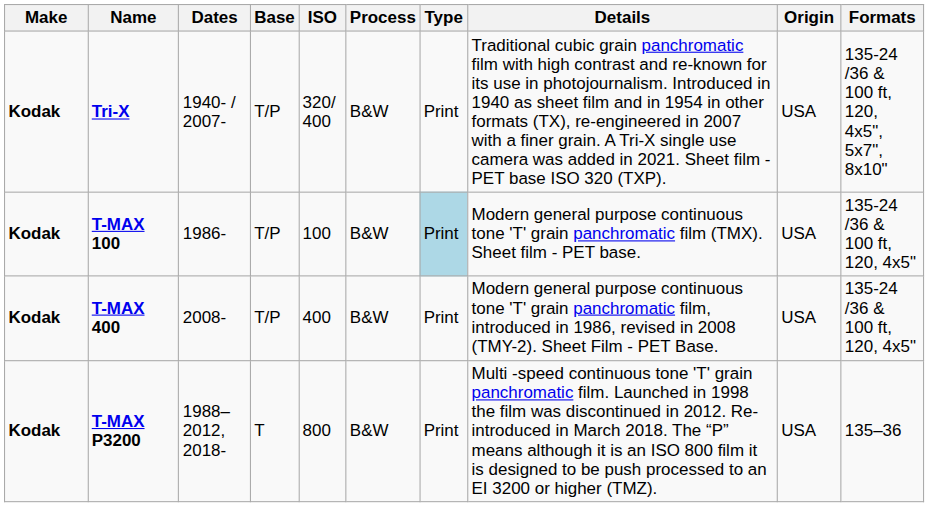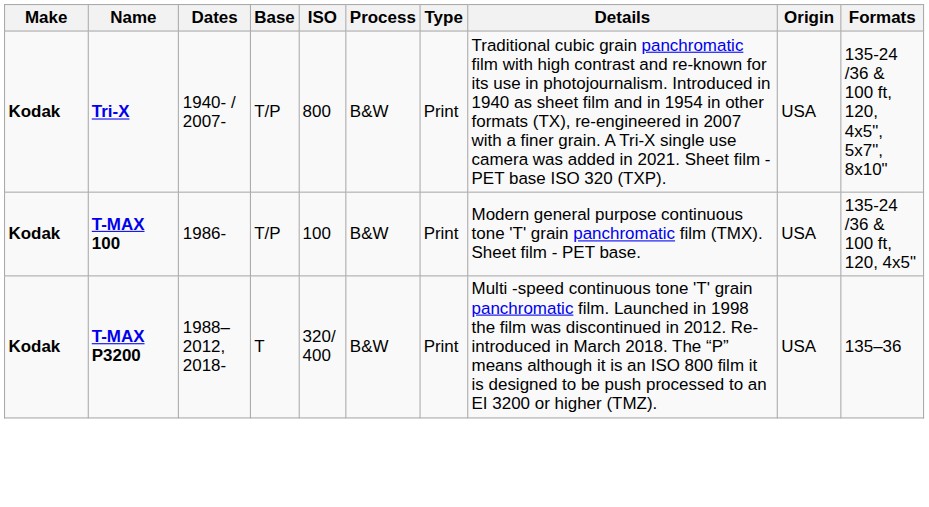(319, 111) 320/ 400 -> (317, 111) 800
(441, 233) lightblue background -> (441, 233) no background
- row: (118, 318)
(317, 430) 800 -> (319, 346) 320/ 400
